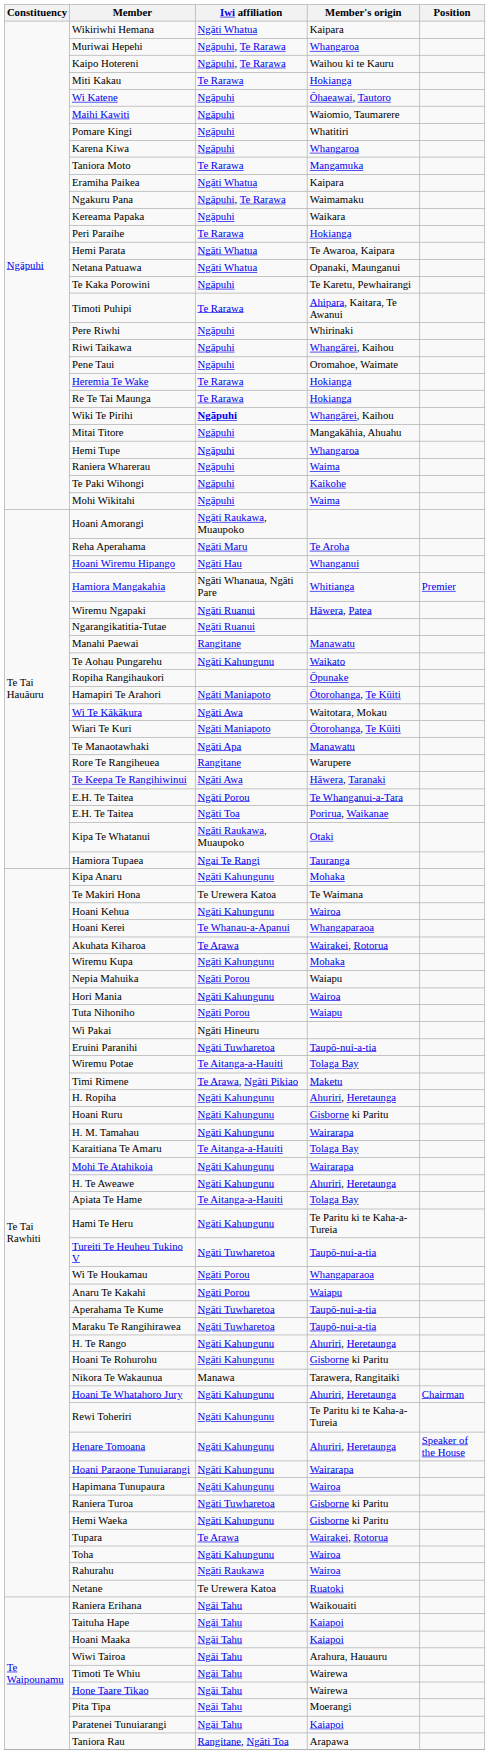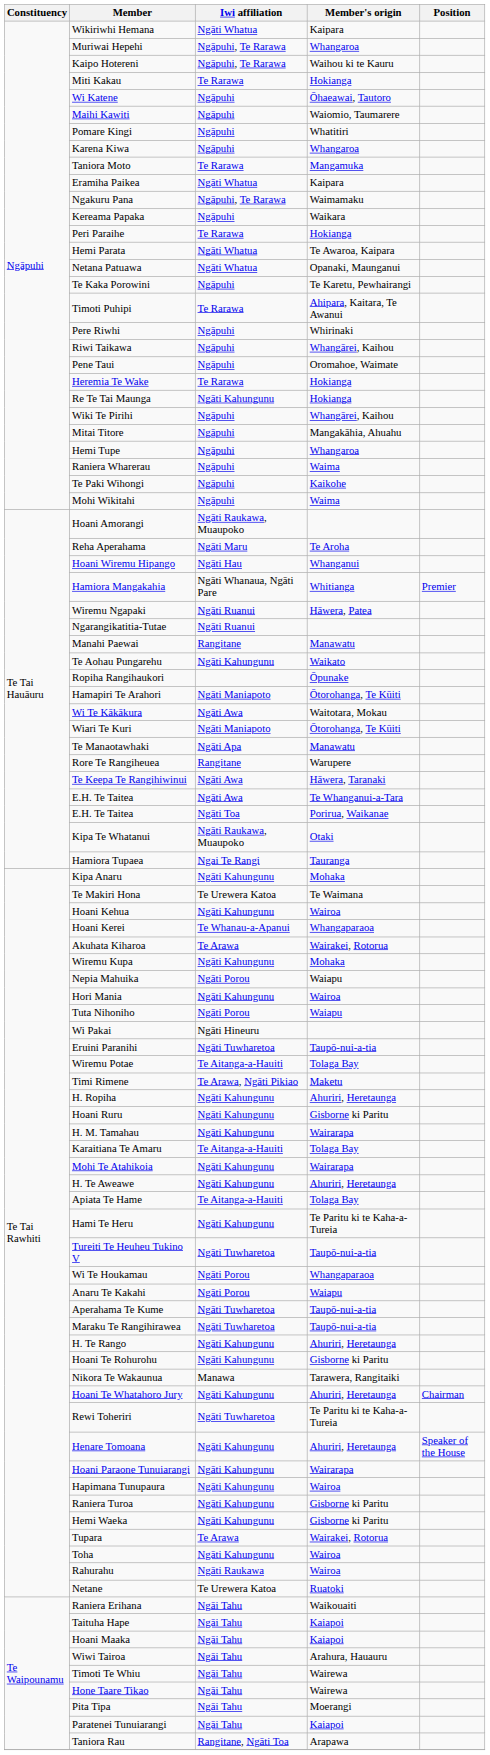(221, 399) Te Rarawa -> (236, 399) Ngāti Kahungunu
(217, 416) bold -> (216, 416) normal
(224, 797) Ngāti Porou -> (220, 797) Ngāti Awa
(236, 1417) Ngāti Kahungunu -> (236, 1417) Ngāti Tuwharetoa
(236, 1503) Ngāti Tuwharetoa -> (236, 1503) Ngāti Kahungunu
